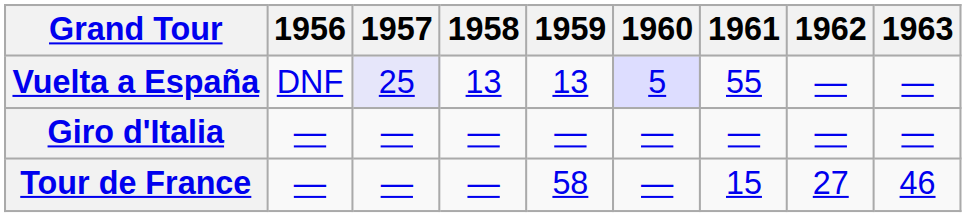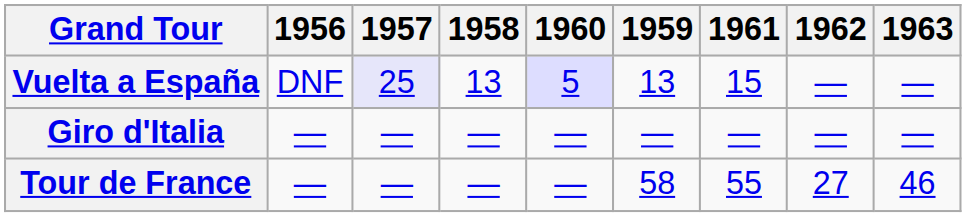columns swapped: (570, 30) <-> (657, 30)
(744, 81) 55 -> (744, 81) 15
(744, 183) 15 -> (744, 183) 55
